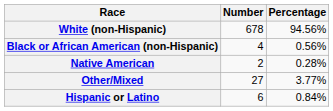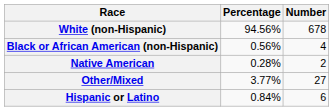columns swapped: (243, 13) <-> (297, 13)
